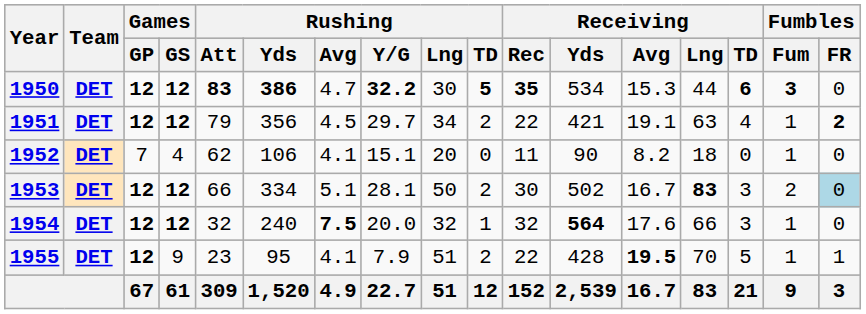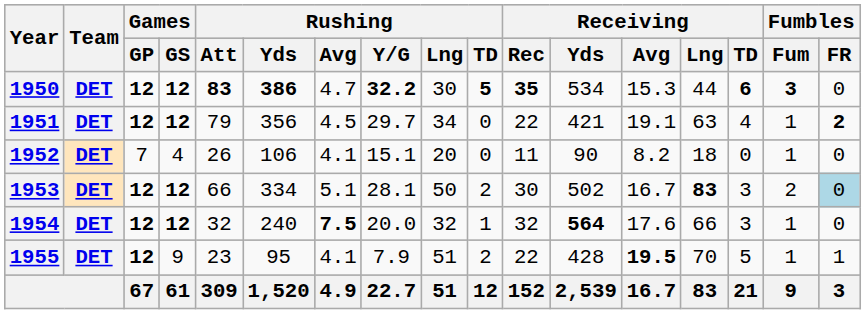(485, 123) 2 -> (485, 123) 0
(219, 156) 62 -> (219, 156) 26
